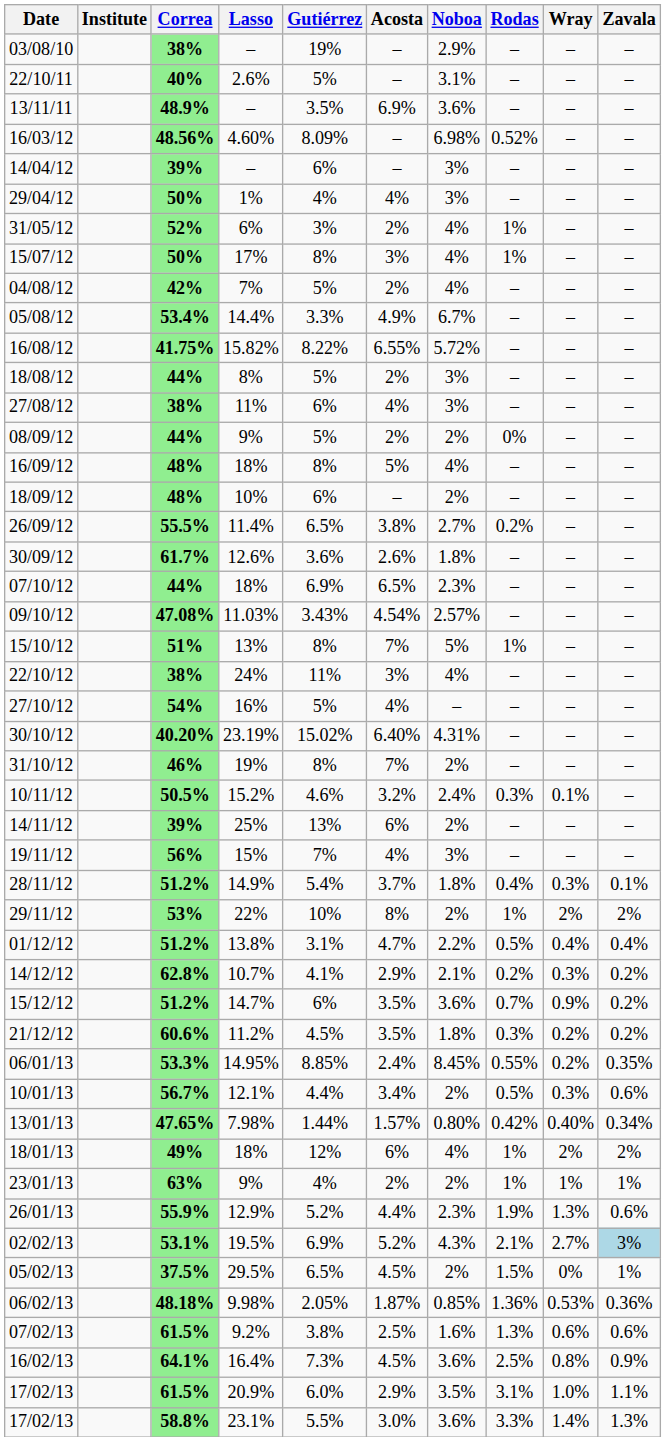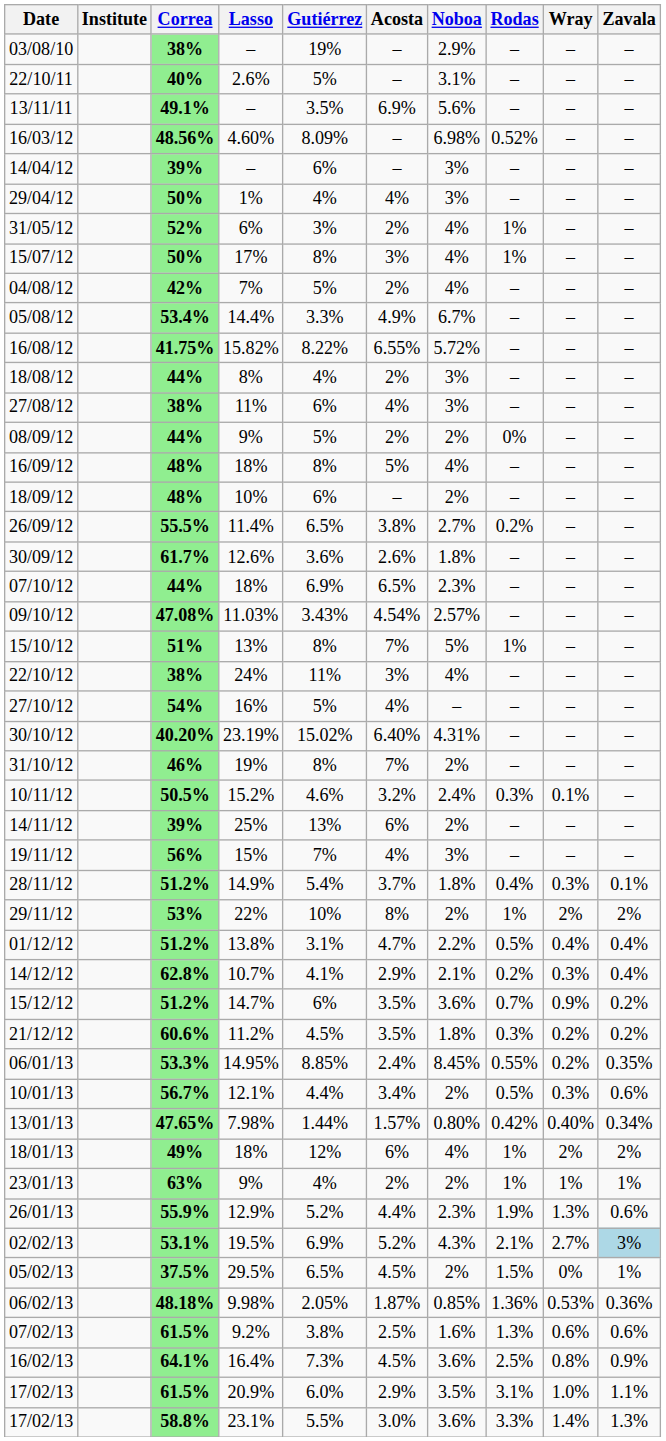(185, 108) 48.9% -> (185, 108) 49.1%
(457, 108) 3.6% -> (457, 108) 5.6%
(325, 377) 5% -> (325, 377) 4%
(629, 973) 0.2% -> (629, 973) 0.4%
